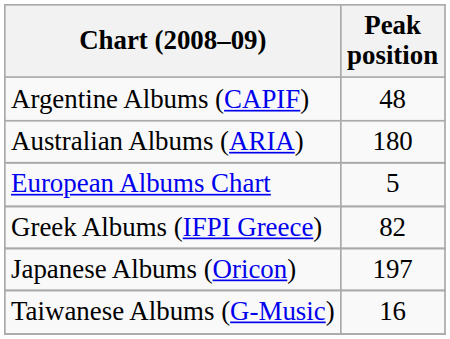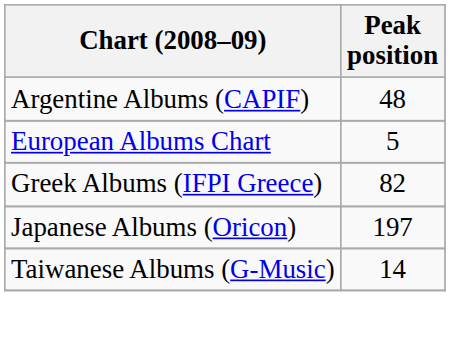- row: (157, 141)
(393, 311) 16 -> (393, 269) 14
